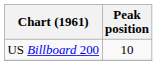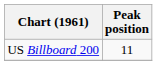(127, 49) 10 -> (127, 49) 11
